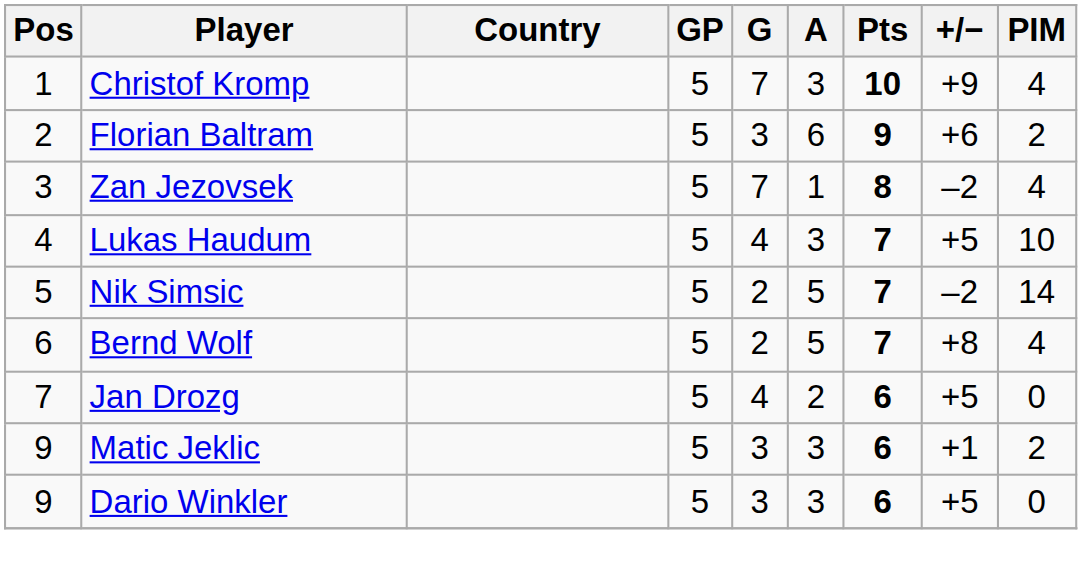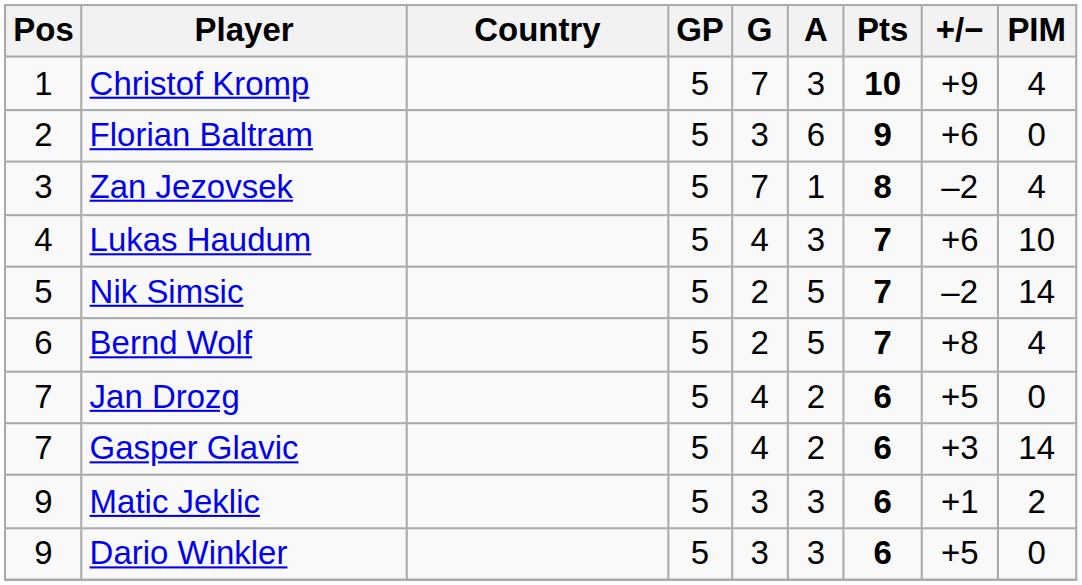(1037, 135) 2 -> (1037, 135) 0
(960, 239) +5 -> (960, 239) +6
+ row: (194, 448)
